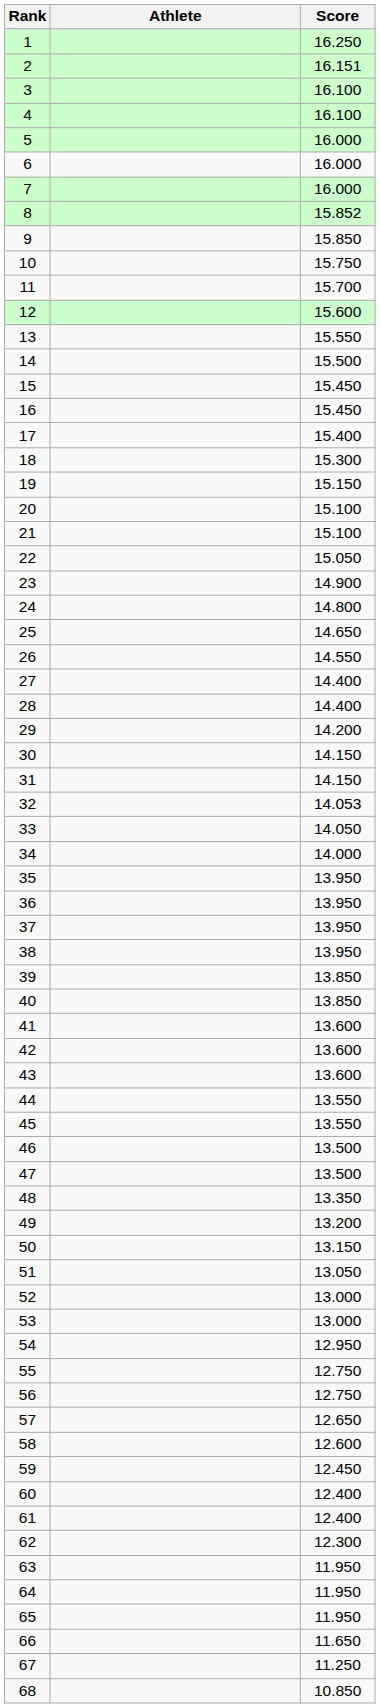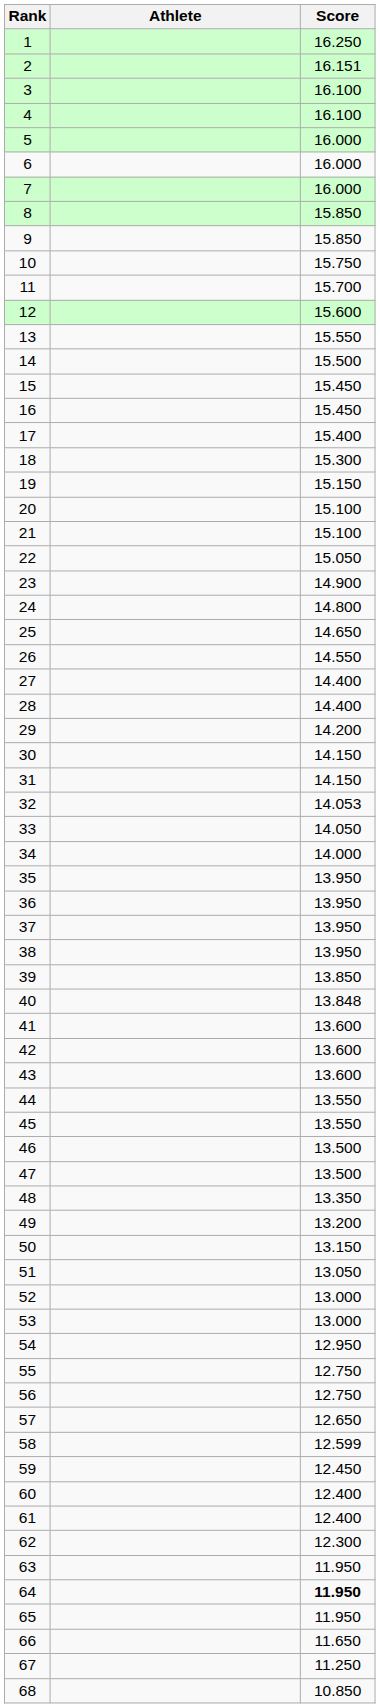(338, 213) 15.852 -> (338, 213) 15.850
(338, 1001) 13.850 -> (338, 1001) 13.848
(338, 1444) 12.600 -> (338, 1444) 12.599
(338, 1592) normal -> (338, 1592) bold
